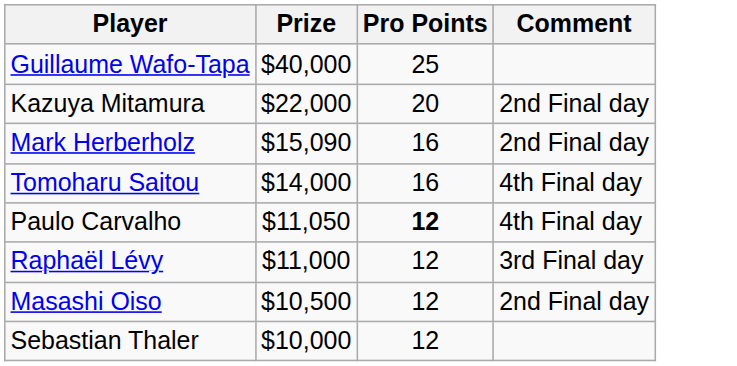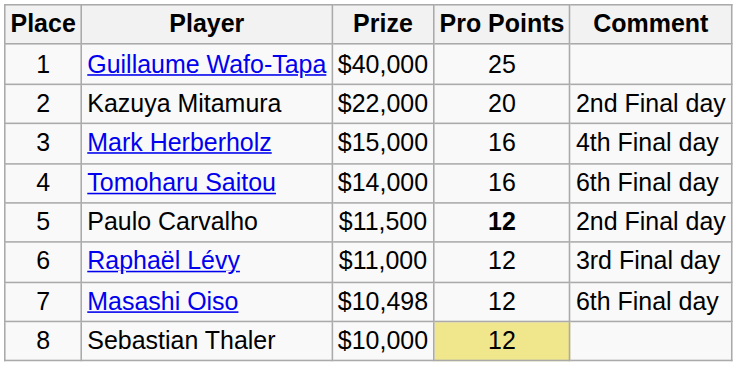+ column: (43, 24)
(306, 143) $15,090 -> (383, 143) $15,000
(574, 143) 2nd Final day -> (647, 143) 4th Final day
(571, 182) 4th Final day -> (647, 182) 6th Final day
(306, 222) $11,050 -> (383, 222) $11,500
(571, 222) 4th Final day -> (651, 222) 2nd Final day
(306, 301) $10,500 -> (383, 301) $10,498
(574, 301) 2nd Final day -> (647, 301) 6th Final day
(425, 340) no background -> (502, 340) khaki background
